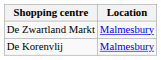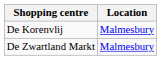rows swapped: (35, 47) <-> (51, 30)
